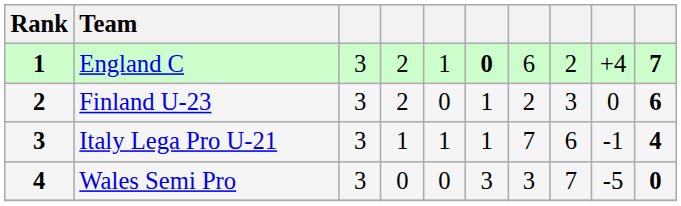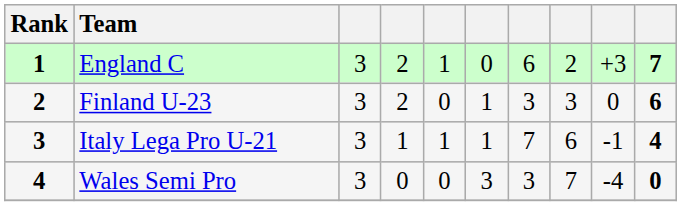(487, 63) bold -> (487, 63) normal
(613, 63) +4 -> (613, 63) +3
(529, 102) 2 -> (529, 102) 3
(613, 180) -5 -> (613, 180) -4
